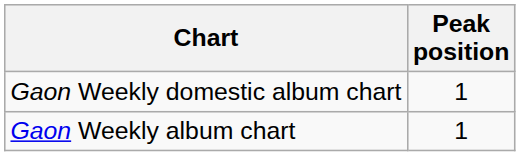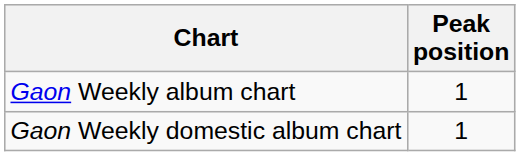rows swapped: (153, 130) <-> (206, 91)
